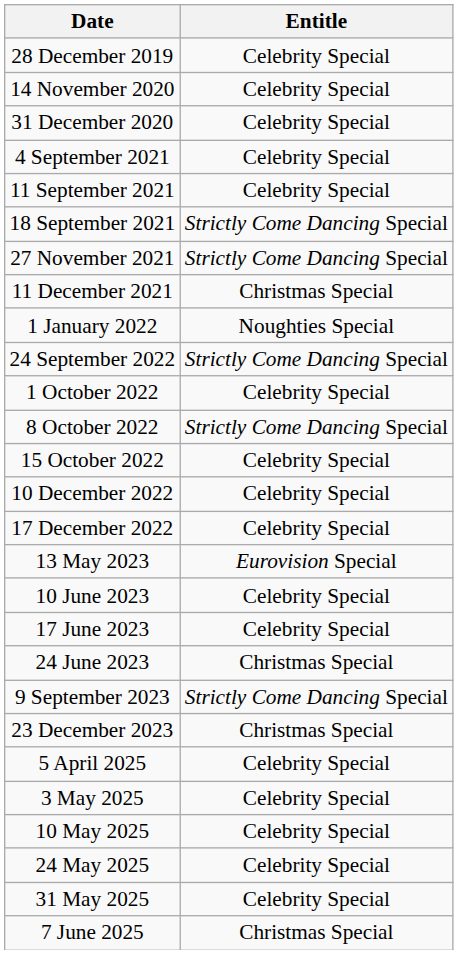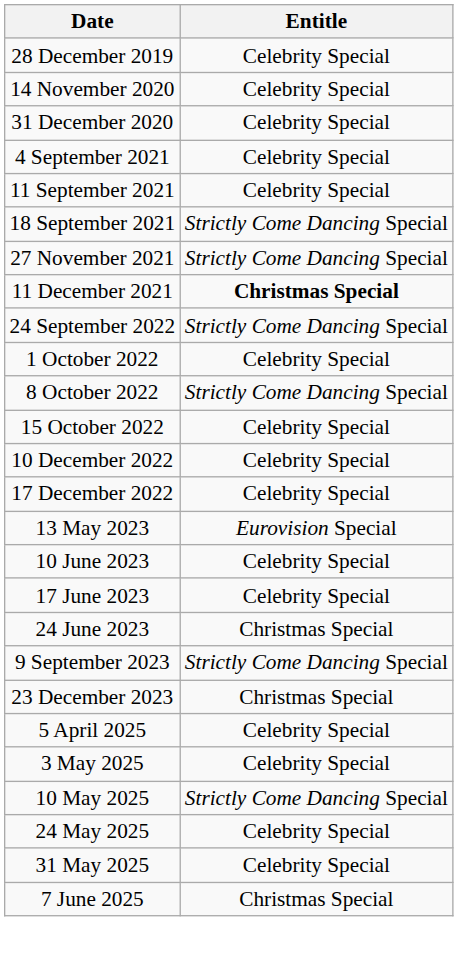(316, 291) normal -> (316, 291) bold
- row: (92, 325)
(316, 831) Celebrity Special -> (316, 797) Strictly Come Dancing Special
